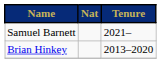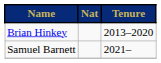rows swapped: (37, 49) <-> (41, 32)
